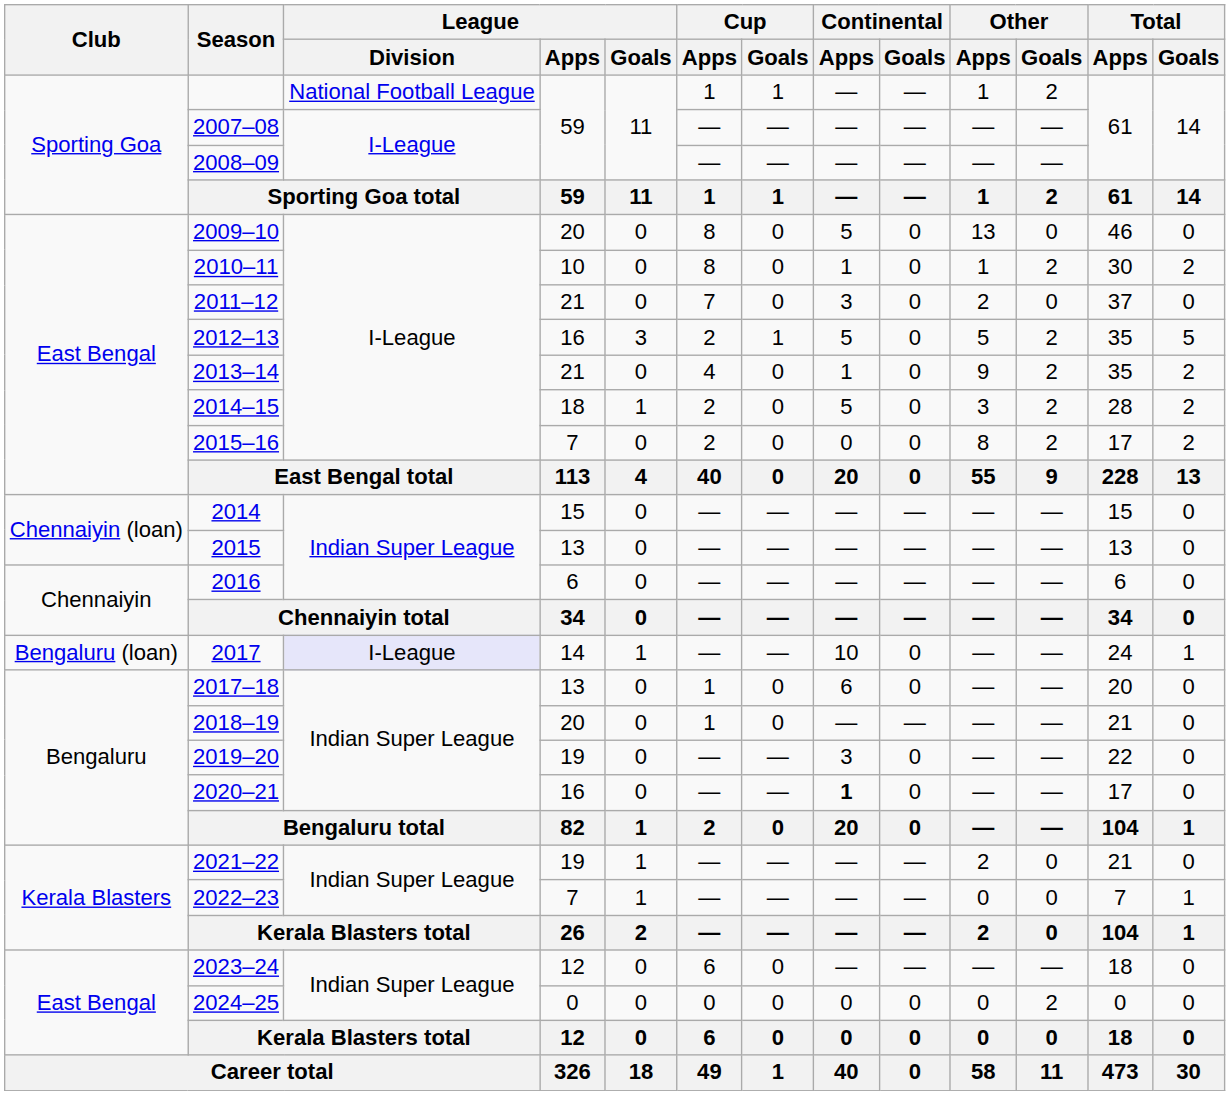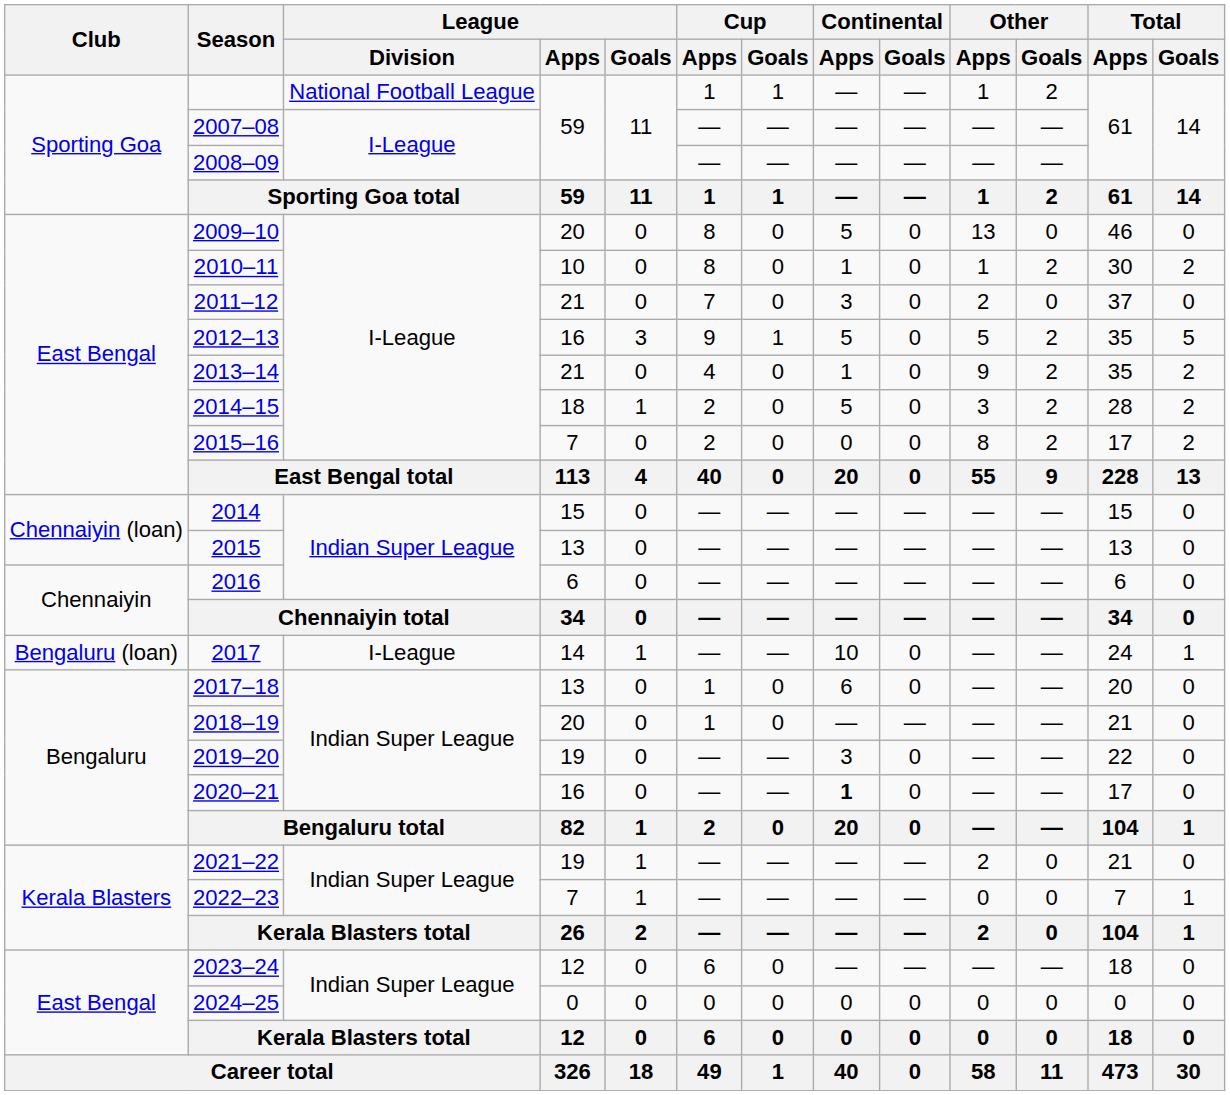(709, 337) 2 -> (709, 337) 9
(412, 652) lavender background -> (412, 652) no background
(1052, 1002) 2 -> (1052, 1002) 0
